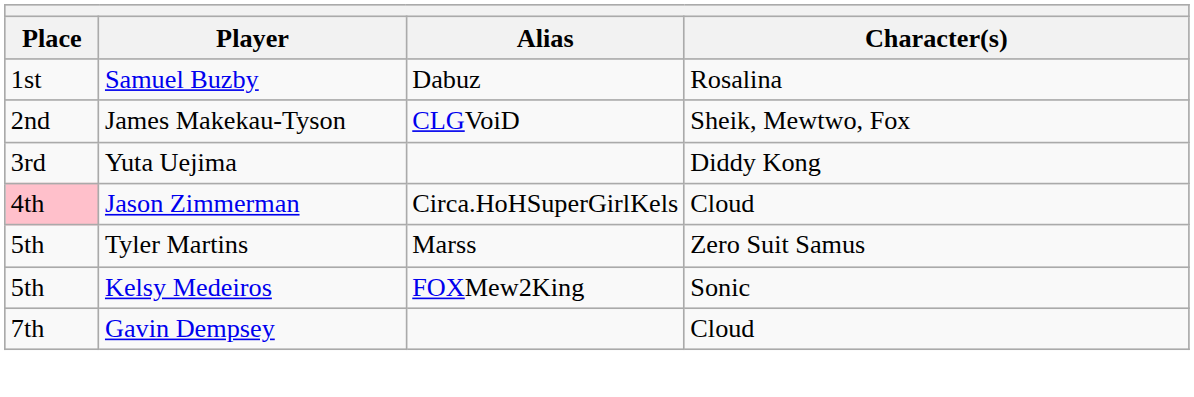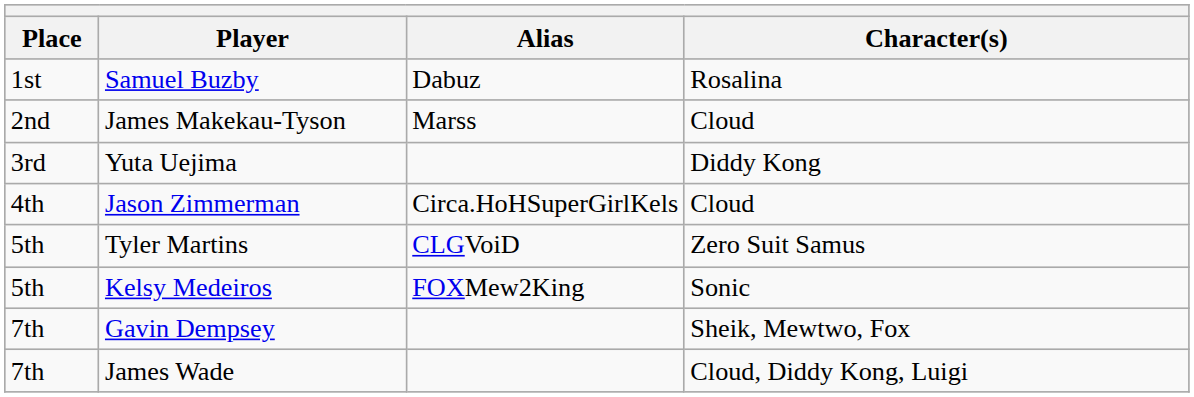(466, 120) CLGVoiD -> (444, 120) Marss
(800, 120) Sheik, Mewtwo, Fox -> (722, 120) Cloud
(28, 203) pink background -> (28, 203) no background
(444, 245) Marss -> (466, 245) CLGVoiD
(722, 328) Cloud -> (800, 328) Sheik, Mewtwo, Fox
+ row: (170, 370)
